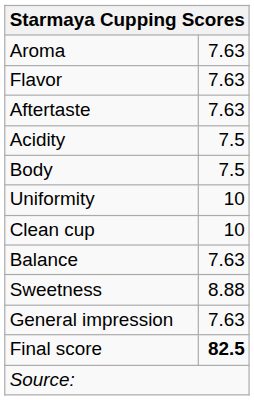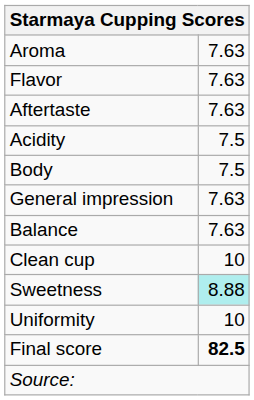rows swapped: (52, 200) <-> (92, 319)
rows swapped: (52, 229) <-> (44, 259)
(226, 289) no background -> (226, 289) paleturquoise background
